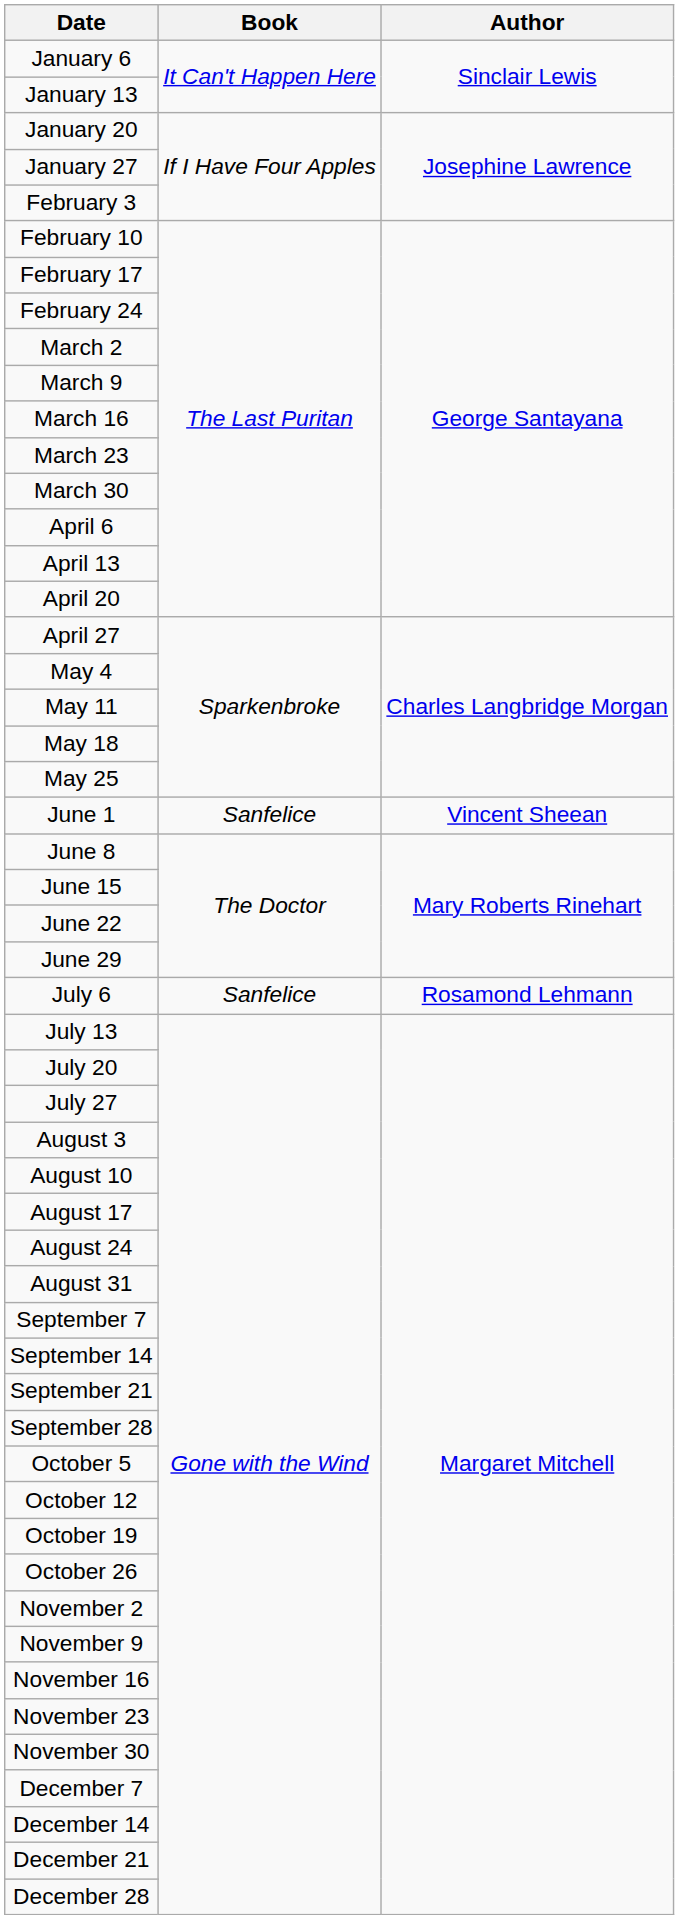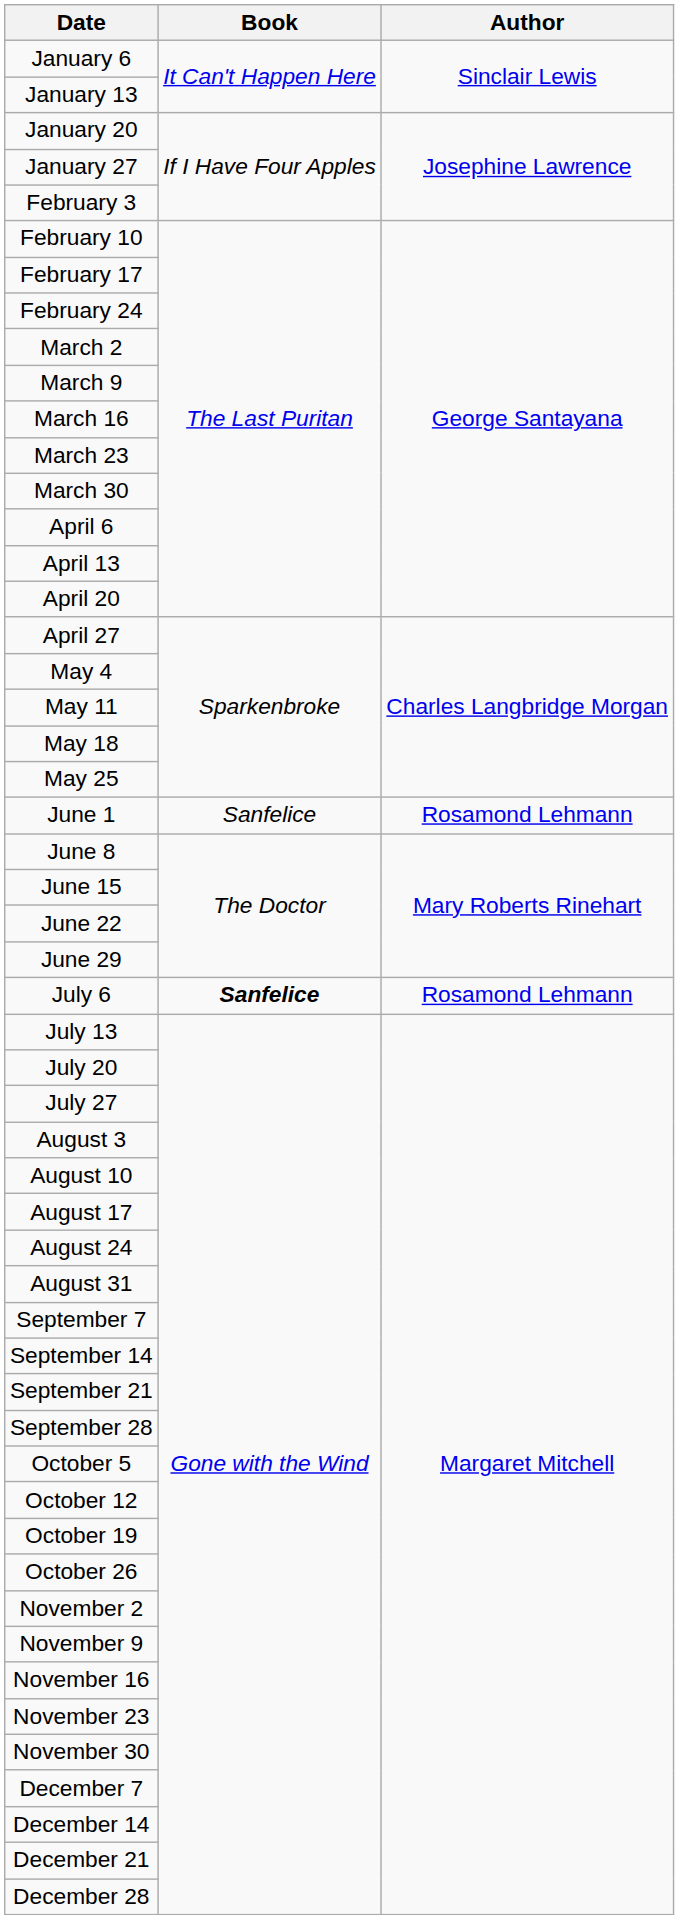(527, 815) Vincent Sheean -> (527, 815) Rosamond Lehmann
(270, 995) normal -> (270, 995) bold
